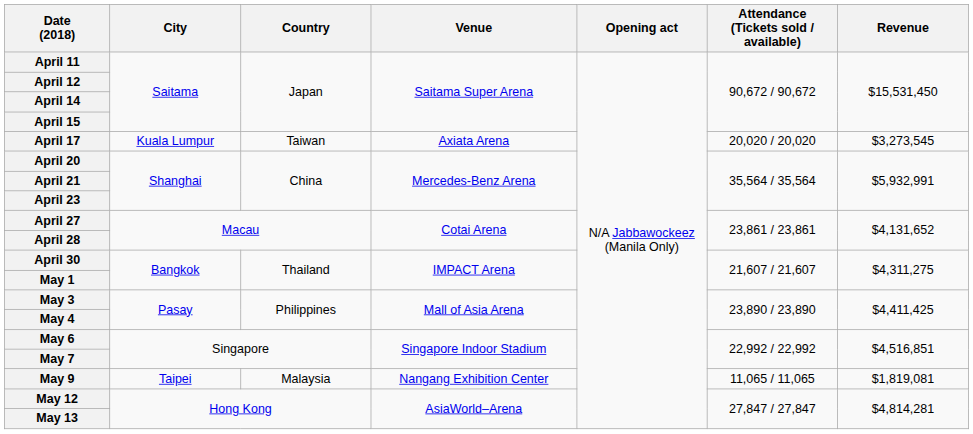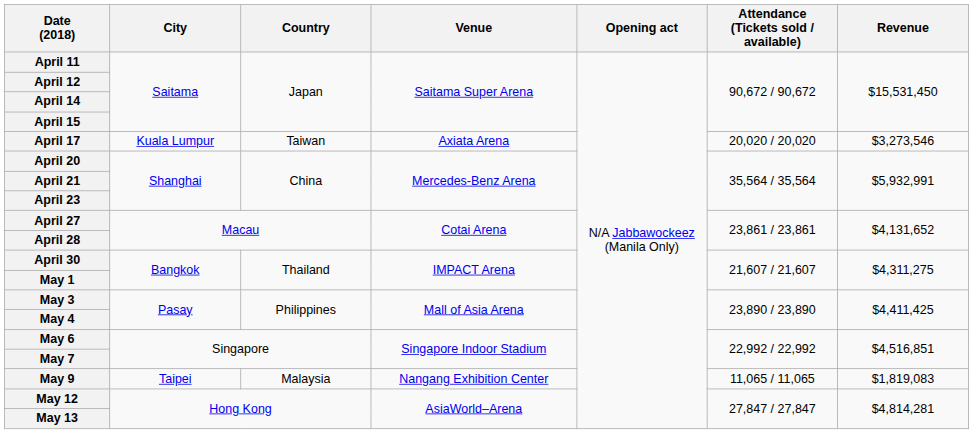(903, 141) $3,273,545 -> (903, 141) $3,273,546
(903, 378) $1,819,081 -> (903, 378) $1,819,083
